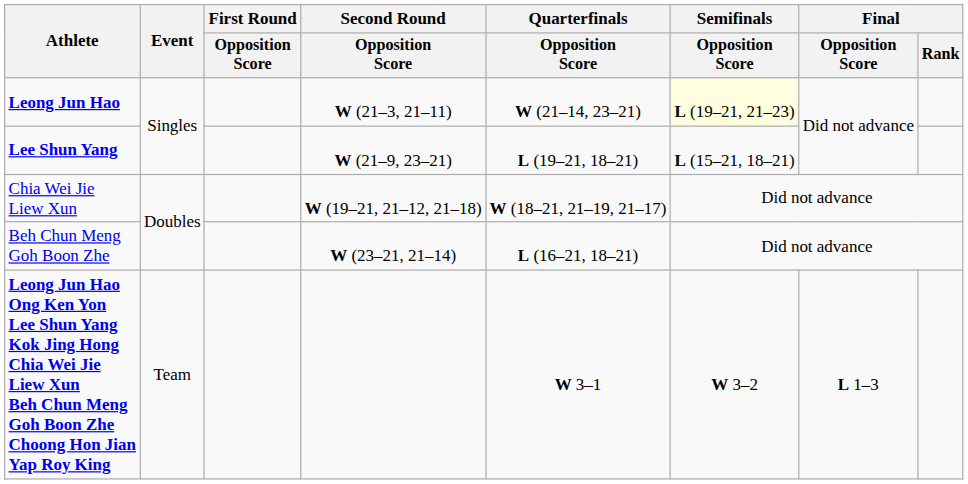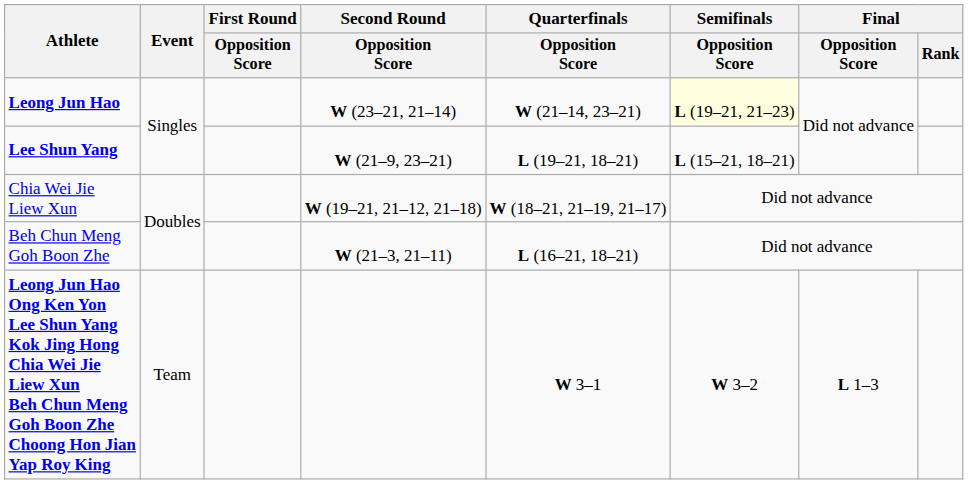(393, 112) W (21–3, 21–11) -> (393, 112) W (23–21, 21–14)
(393, 256) W (23–21, 21–14) -> (393, 256) W (21–3, 21–11)
